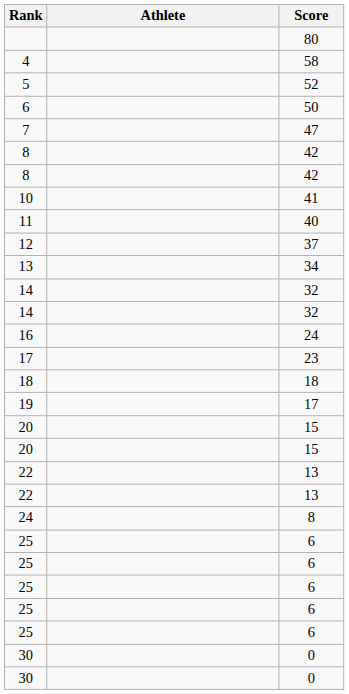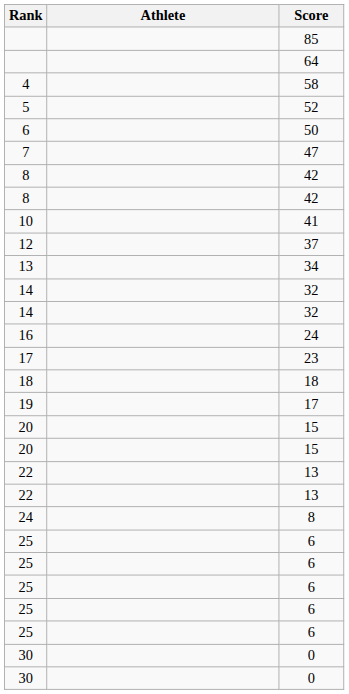+ row: (26, 39)
- row: (26, 39)
+ row: (26, 62)
- row: (26, 221)
